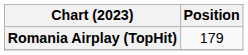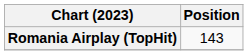(212, 38) 179 -> (212, 38) 143
